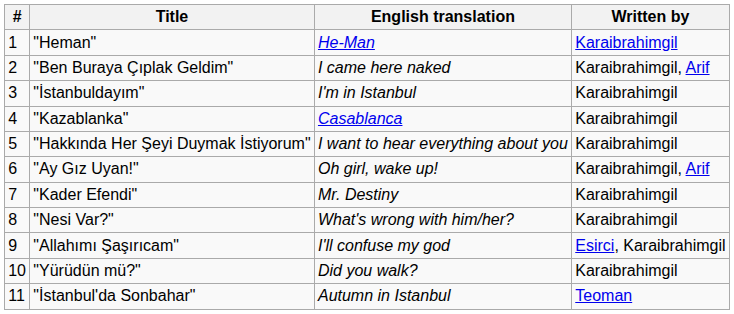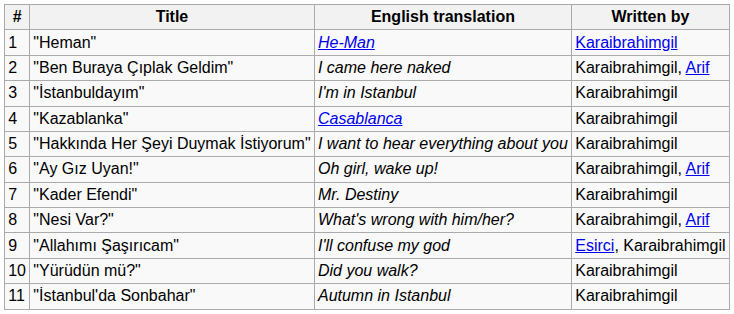(626, 220) Karaibrahimgil -> (642, 220) Karaibrahimgil, Arif
(604, 296) Teoman -> (626, 296) Karaibrahimgil
